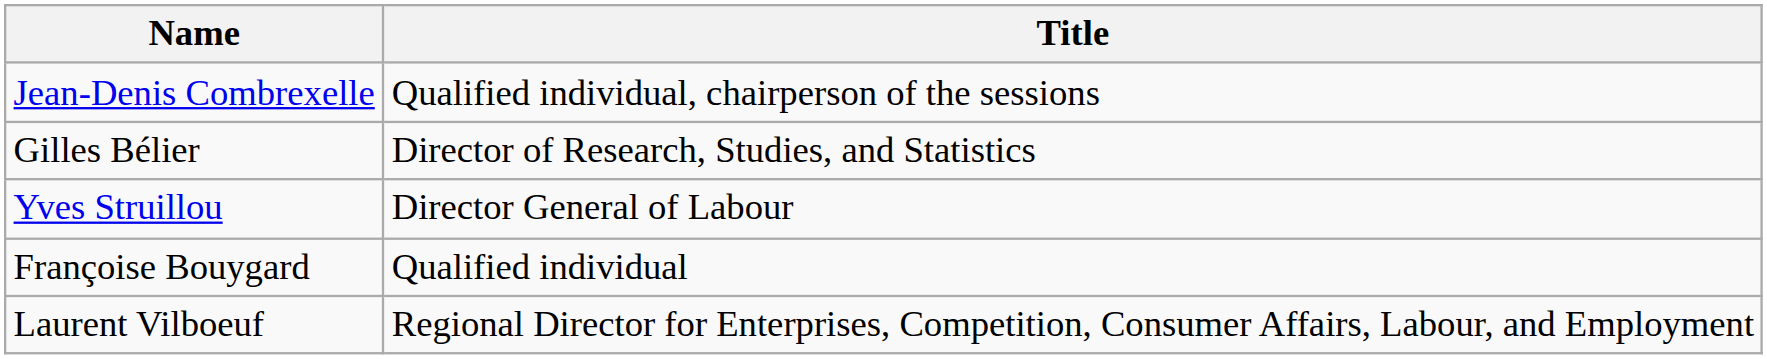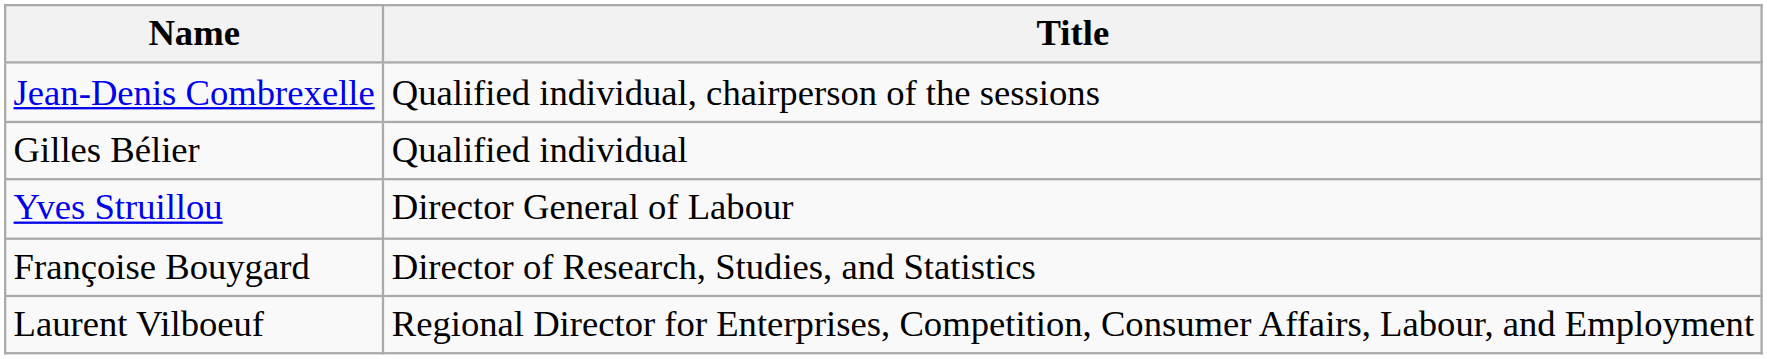(714, 149) Director of Research, Studies, and Statistics -> (540, 149) Qualified individual
(540, 265) Qualified individual -> (714, 265) Director of Research, Studies, and Statistics
